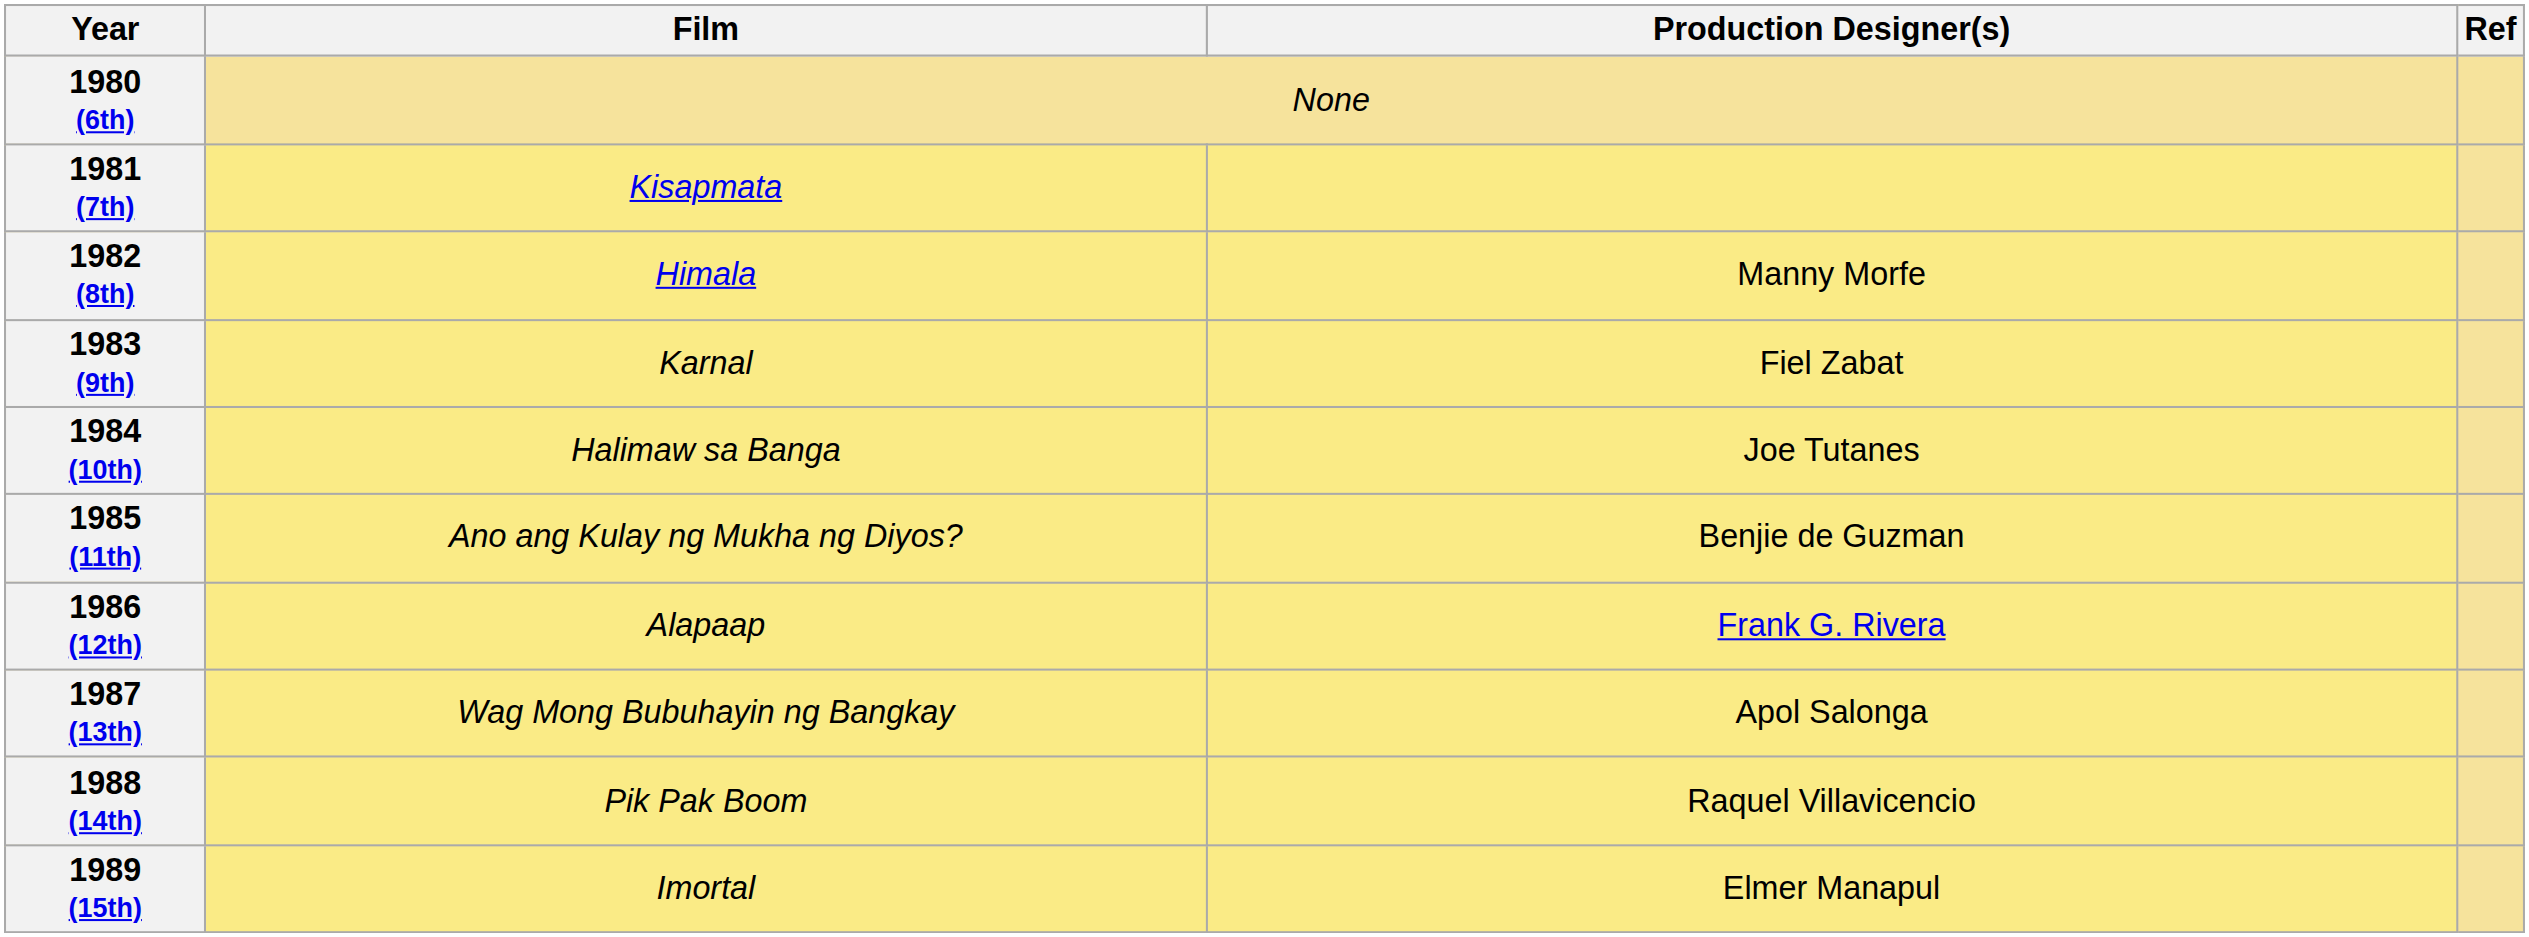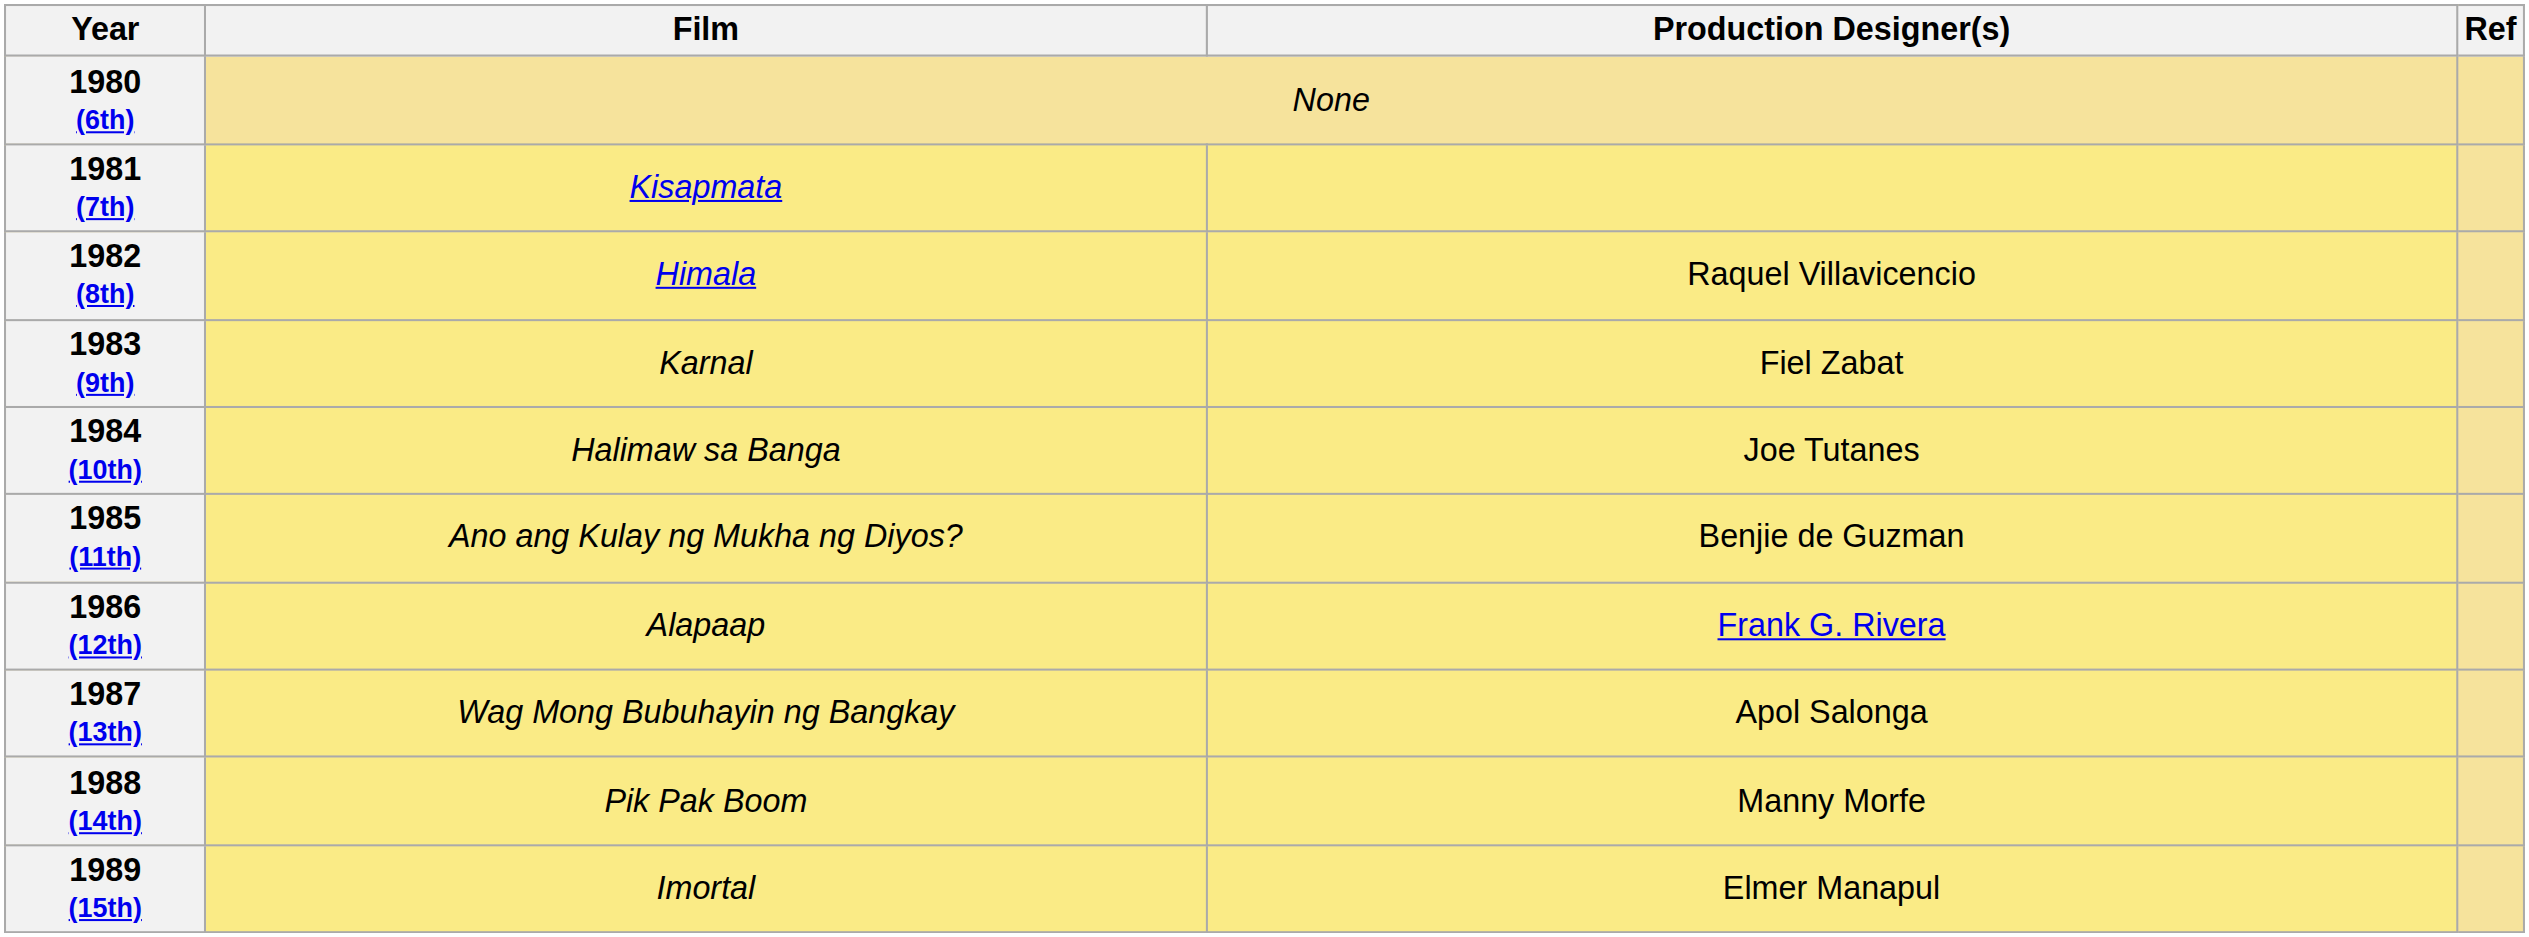(1832, 274) Manny Morfe -> (1832, 274) Raquel Villavicencio
(1832, 800) Raquel Villavicencio -> (1832, 800) Manny Morfe
